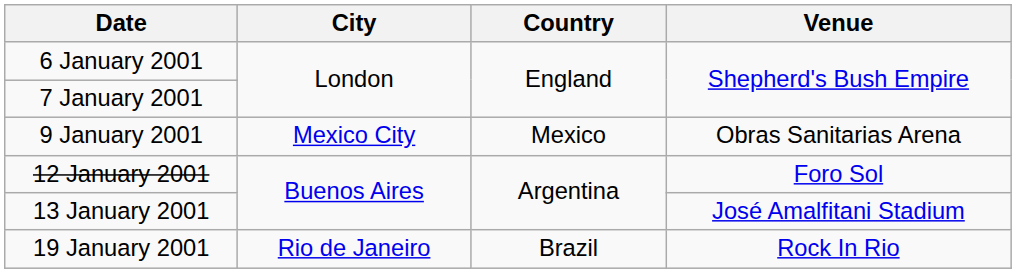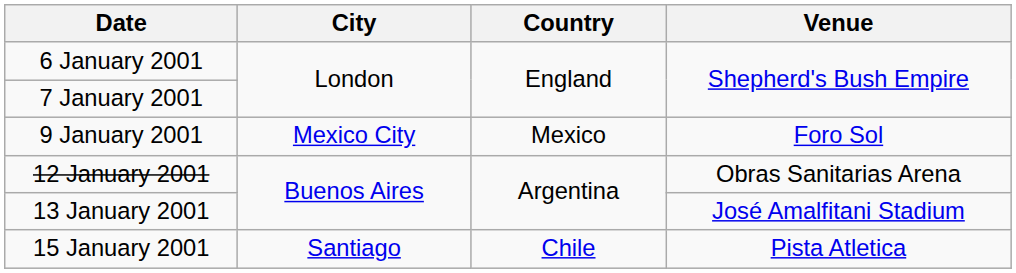(838, 135) Obras Sanitarias Arena -> (838, 135) Foro Sol
(838, 173) Foro Sol -> (838, 173) Obras Sanitarias Arena
+ row: (121, 248)
- row: (121, 248)
